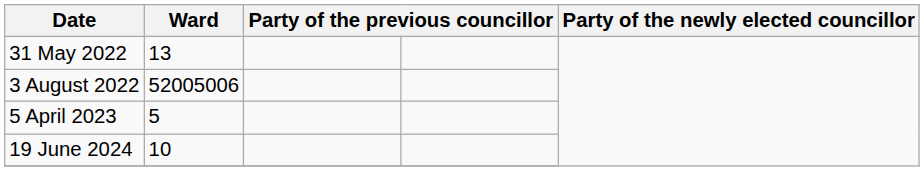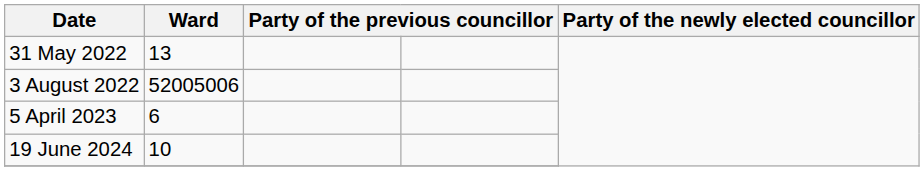(154, 117) 5 -> (154, 117) 6
